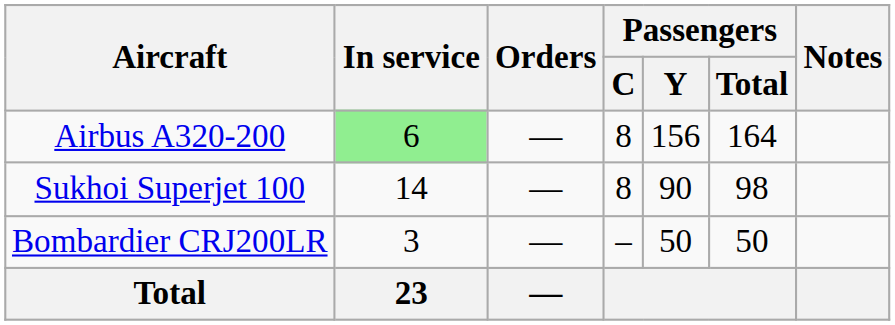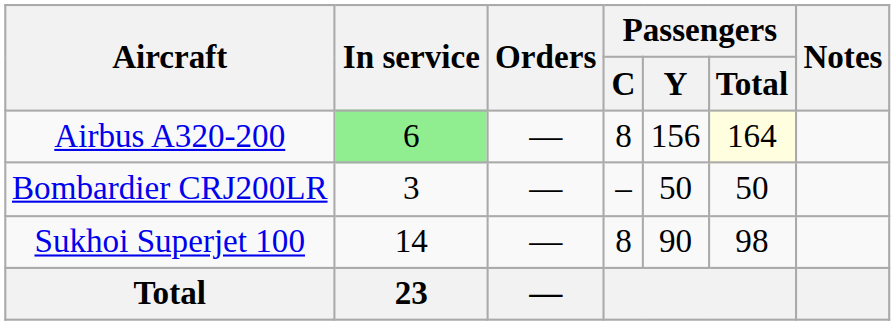(752, 135) no background -> (752, 135) lightyellow background
rows swapped: (170, 240) <-> (170, 188)
